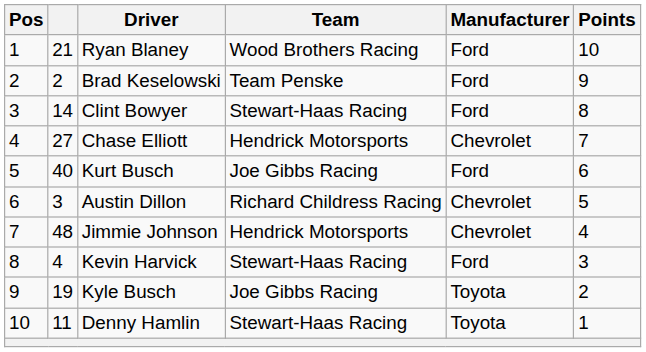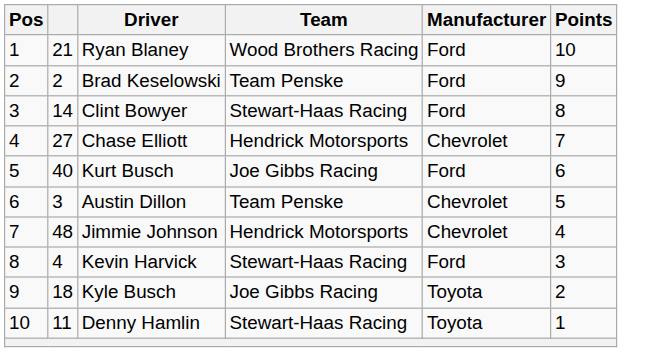(336, 201) Richard Childress Racing -> (286, 201) Team Penske
(63, 292) 19 -> (63, 292) 18
